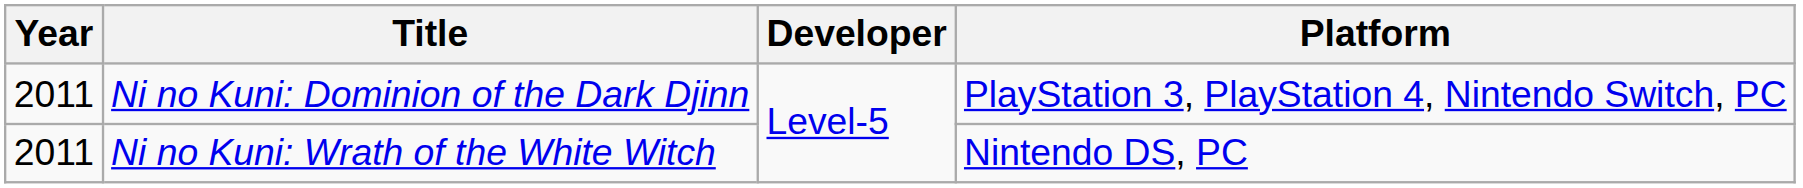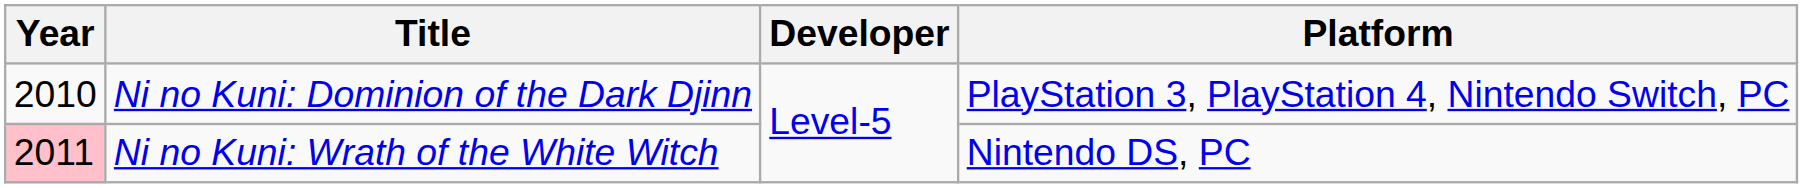(54, 93) 2011 -> (55, 93) 2010
(54, 152) no background -> (54, 152) pink background
